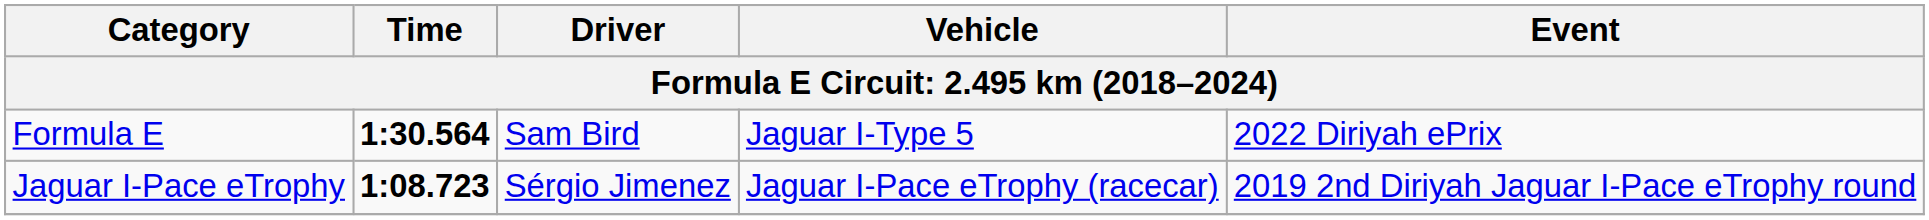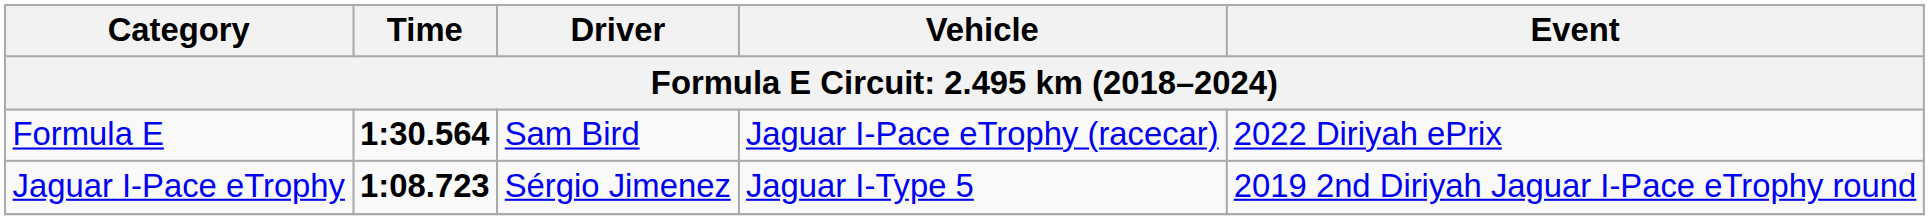(860, 134) Jaguar I-Type 5 -> (982, 134) Jaguar I-Pace eTrophy (racecar)
(982, 186) Jaguar I-Pace eTrophy (racecar) -> (860, 186) Jaguar I-Type 5
